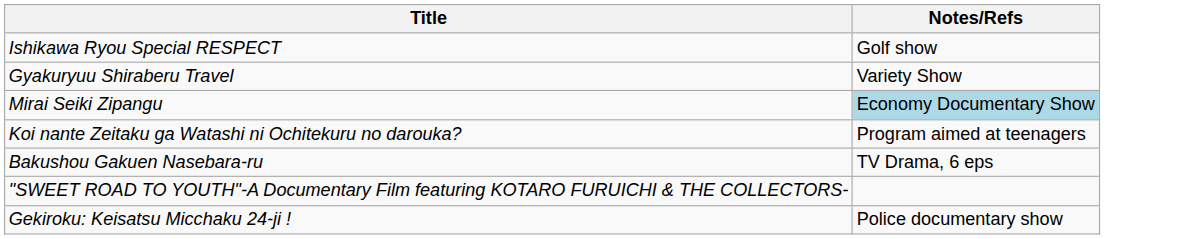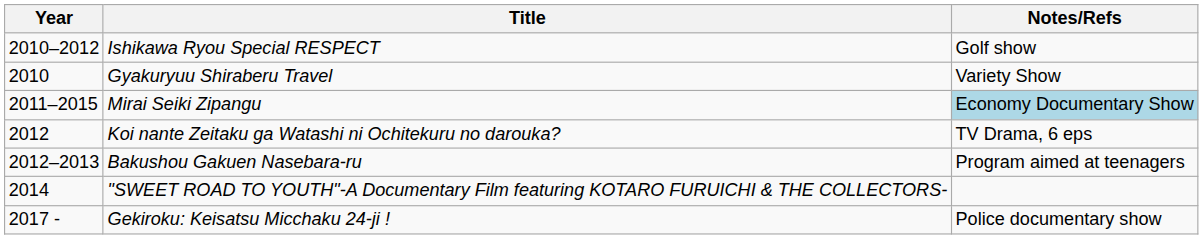+ column: (54, 18)
(971, 133) Program aimed at teenagers -> (1024, 133) TV Drama, 6 eps
(925, 162) TV Drama, 6 eps -> (1070, 162) Program aimed at teenagers
